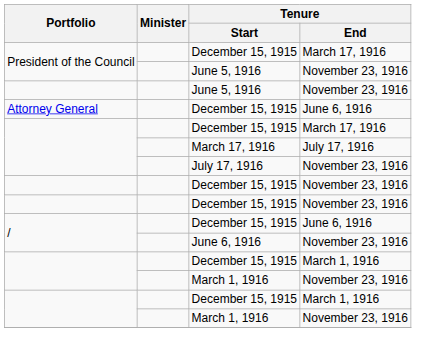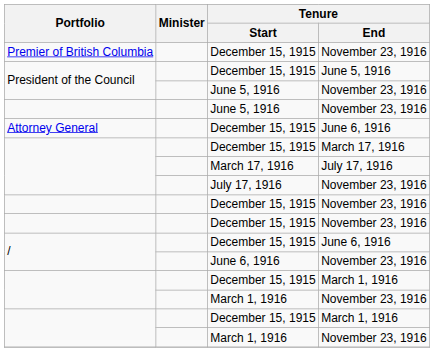+ row: (80, 52)
(344, 52) March 17, 1916 -> (356, 71) June 5, 1916
